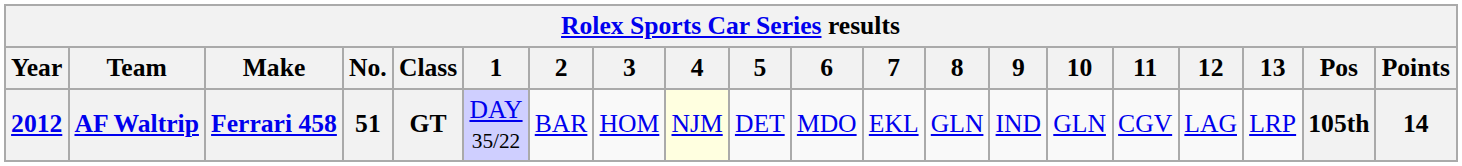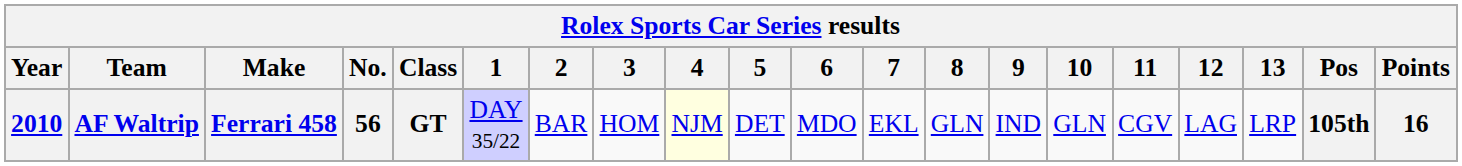(37, 124) 2012 -> (37, 124) 2010
(368, 124) 51 -> (368, 124) 56
(1416, 124) 14 -> (1416, 124) 16
